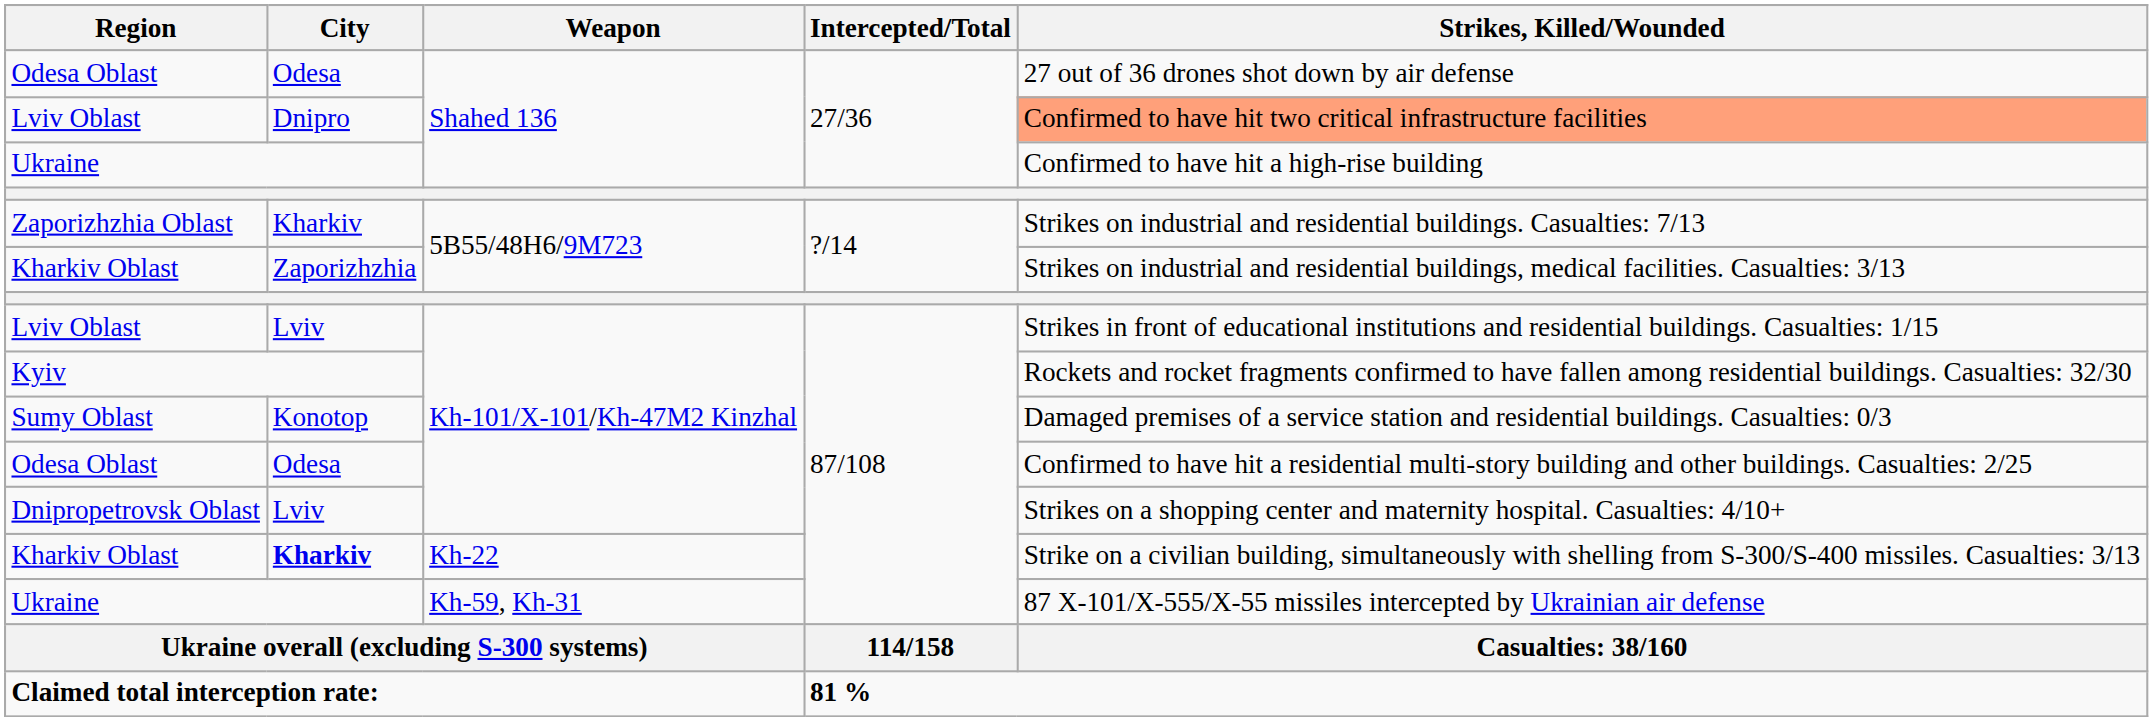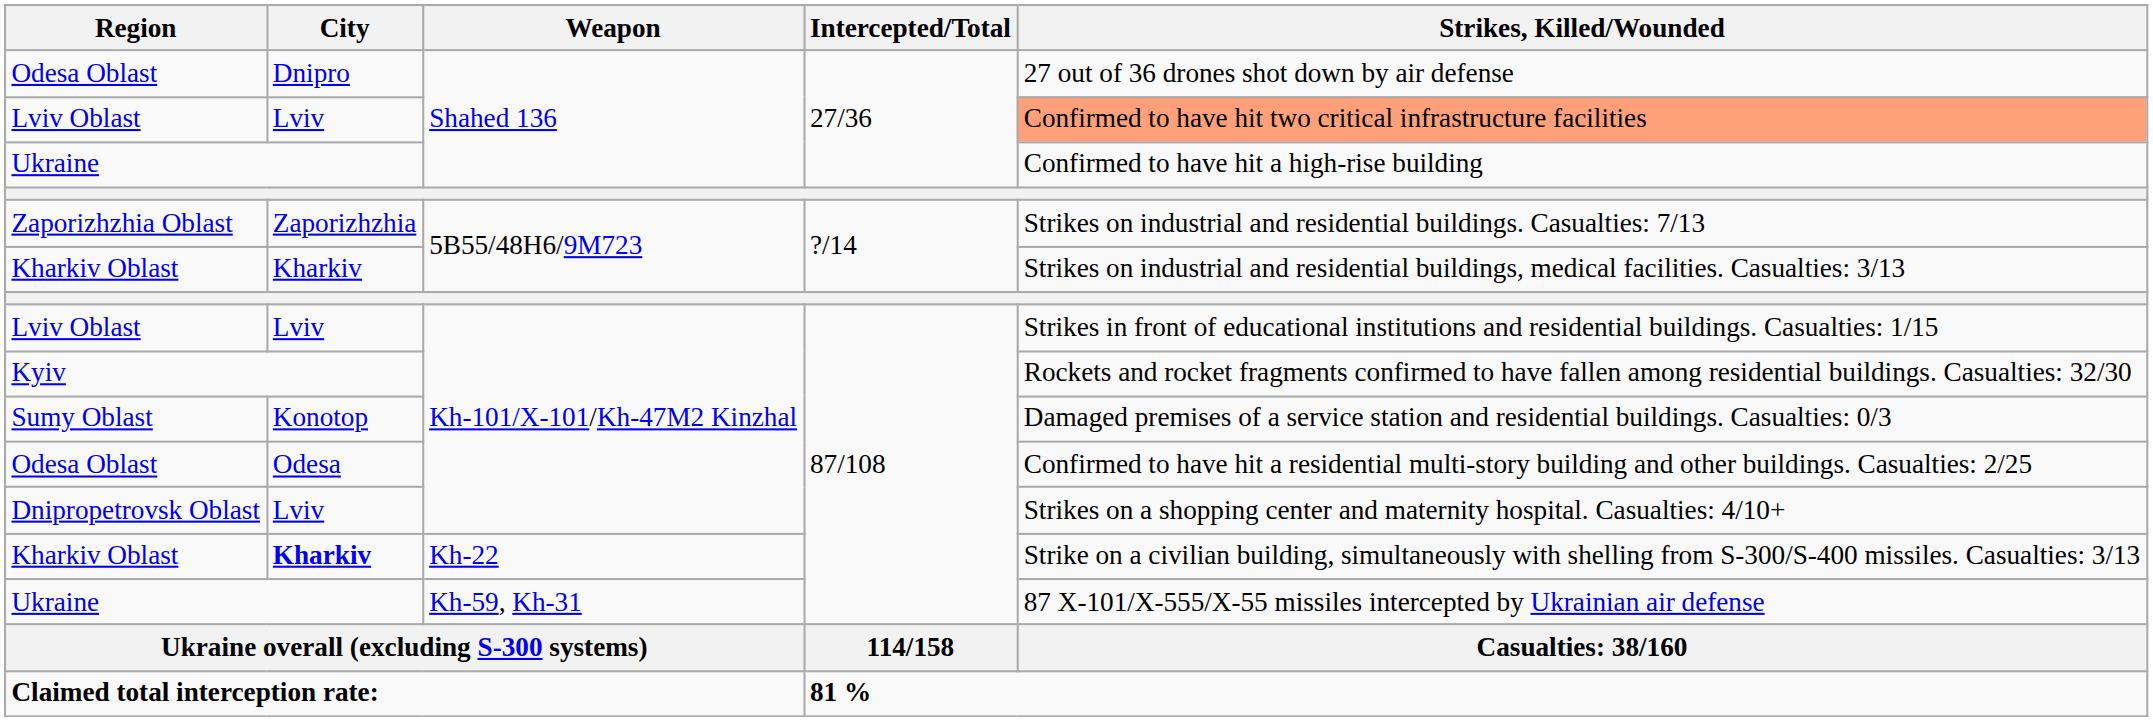(307, 73) Odesa -> (311, 73) Dnipro
(311, 118) Dnipro -> (299, 118) Lviv
(317, 223) Kharkiv -> (345, 223) Zaporizhzhia
(345, 268) Zaporizhzhia -> (317, 268) Kharkiv
